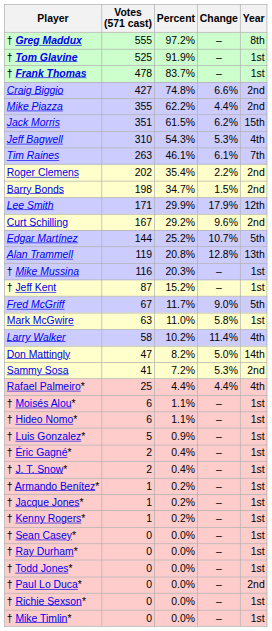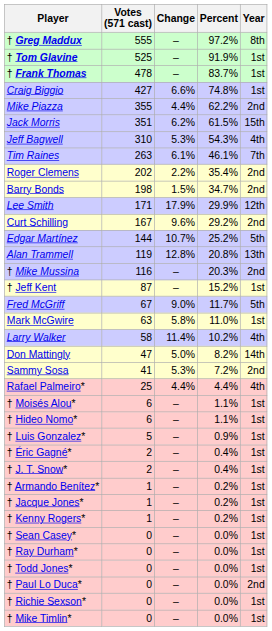columns swapped: (176, 18) <-> (219, 18)
(256, 90) 2nd -> (258, 90) 1st
(258, 271) 1st -> (256, 271) 2nd
